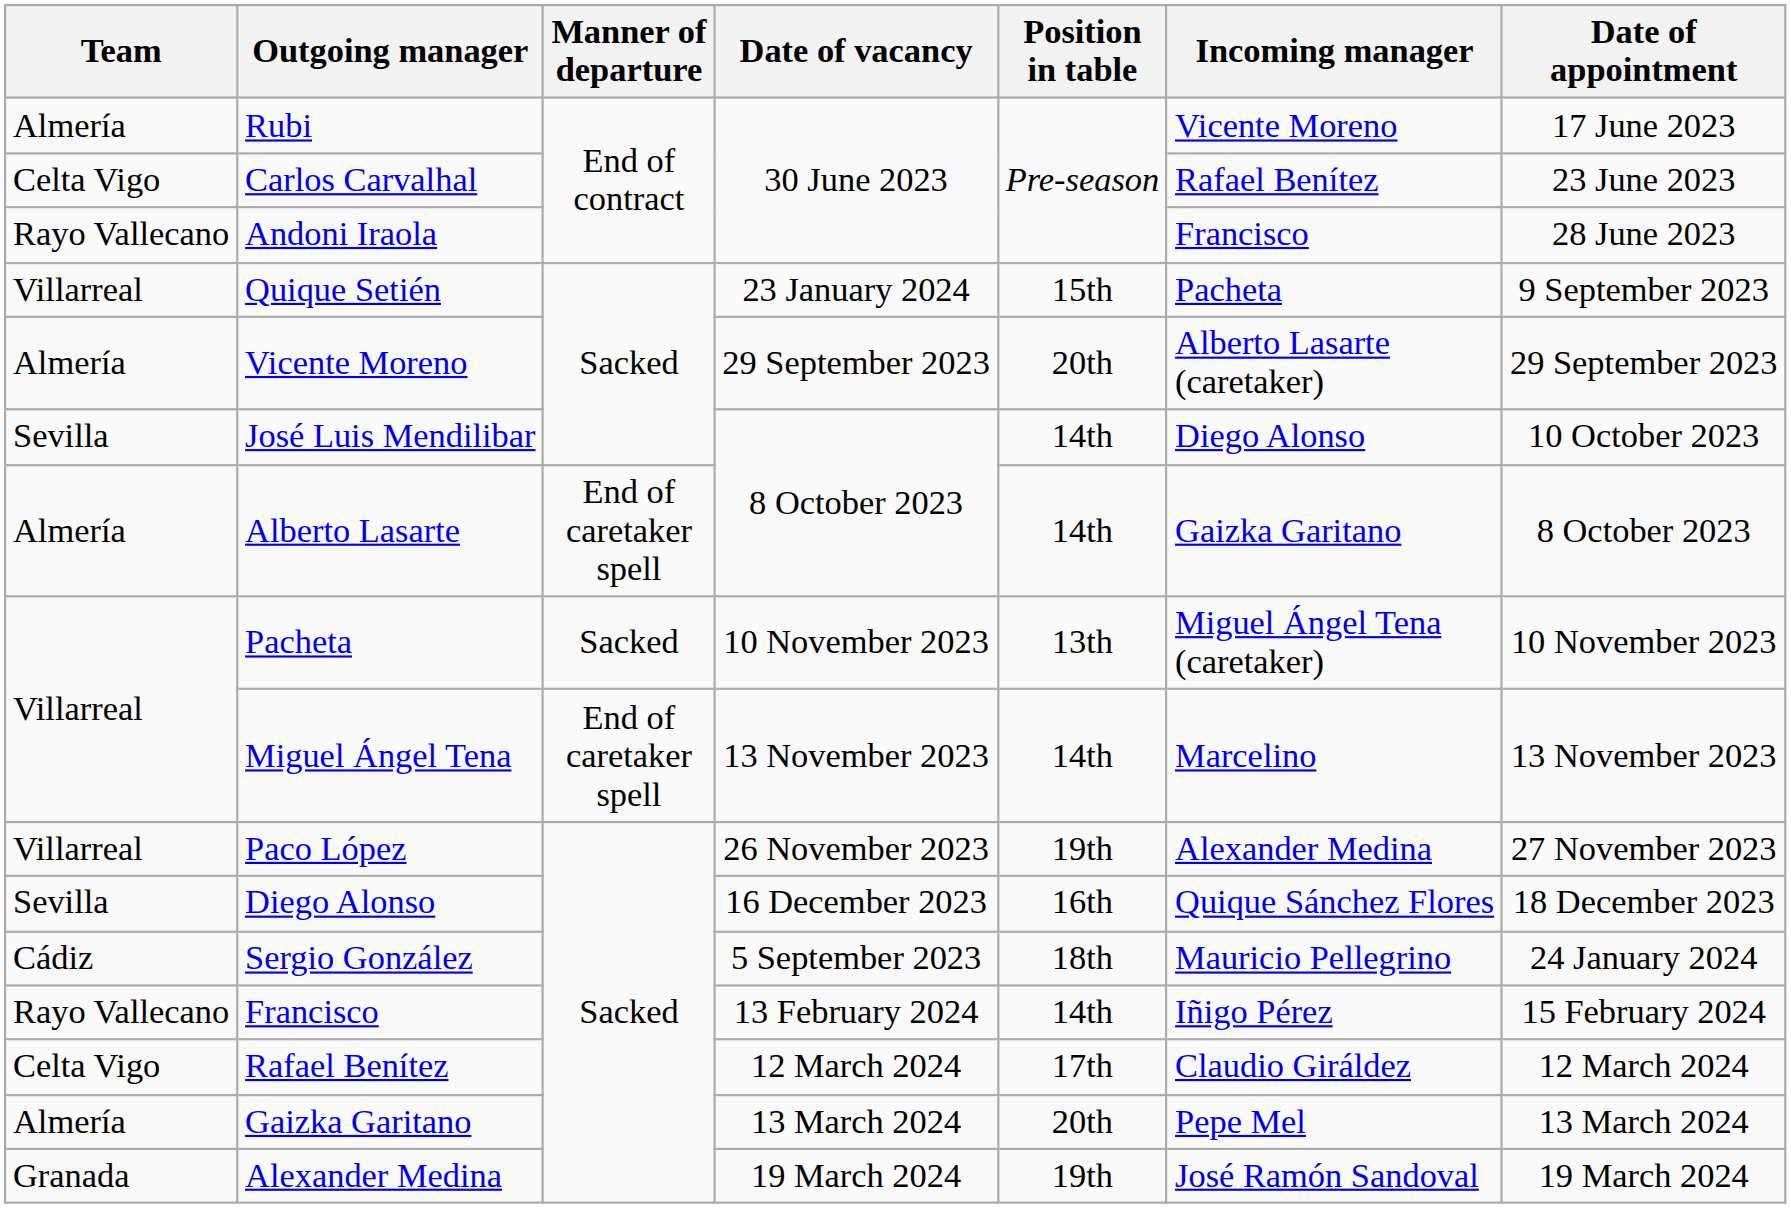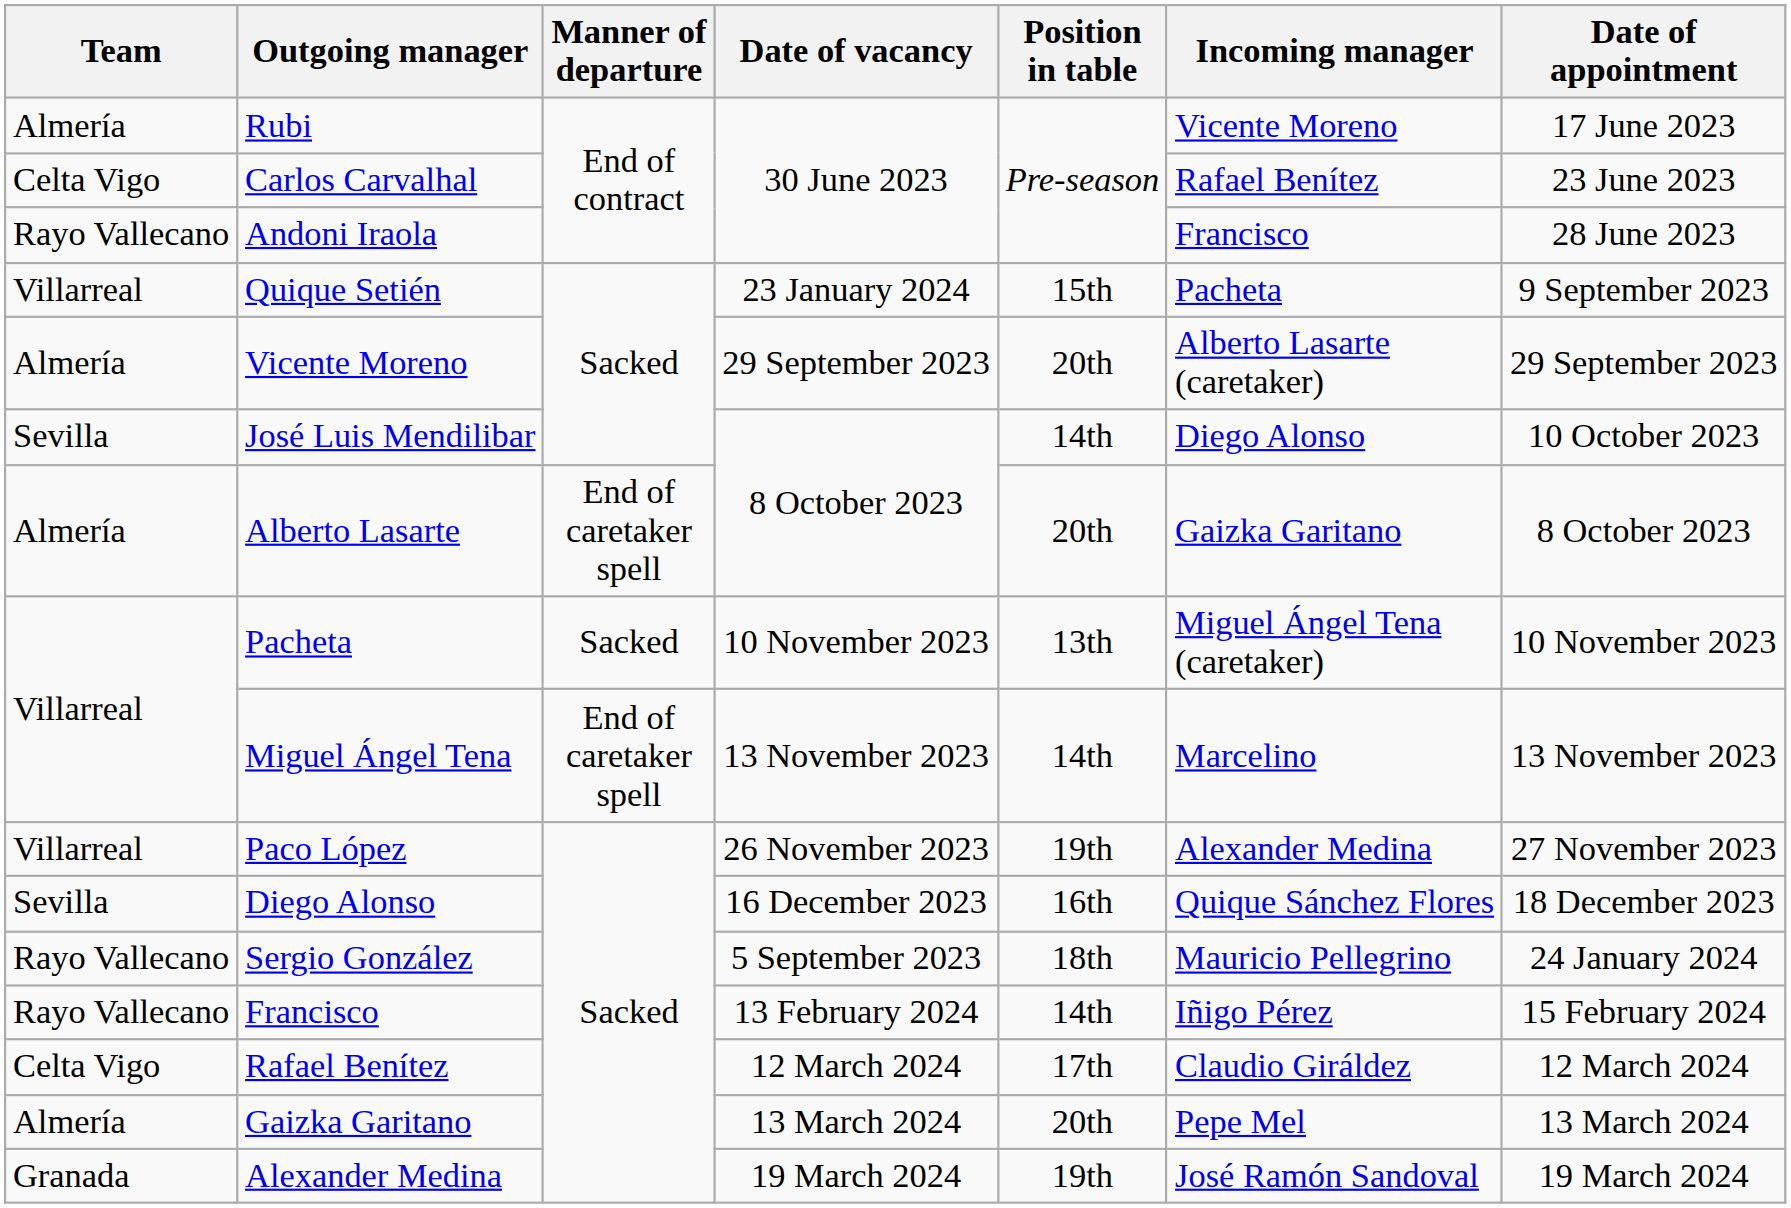(1082, 529) 14th -> (1082, 529) 20th
(53, 957) Cádiz -> (121, 957) Rayo Vallecano
